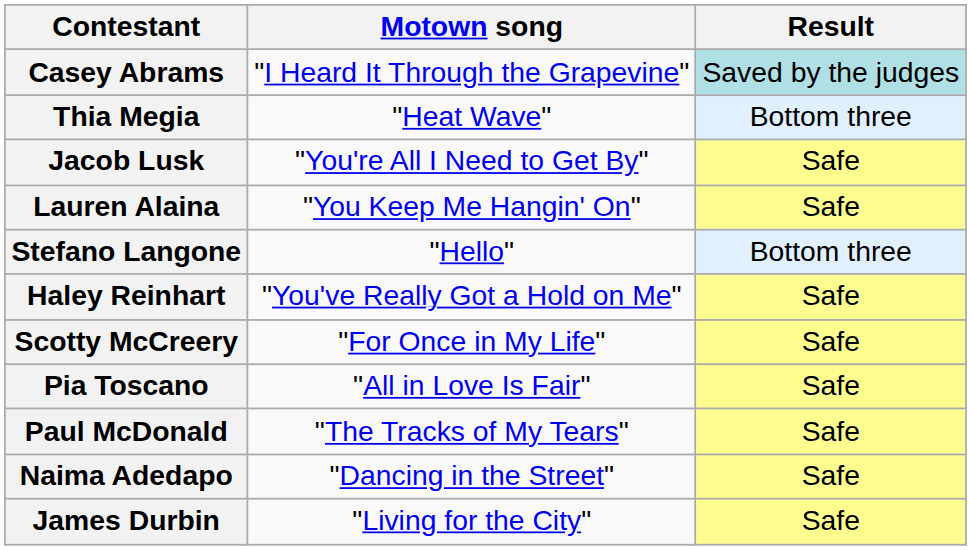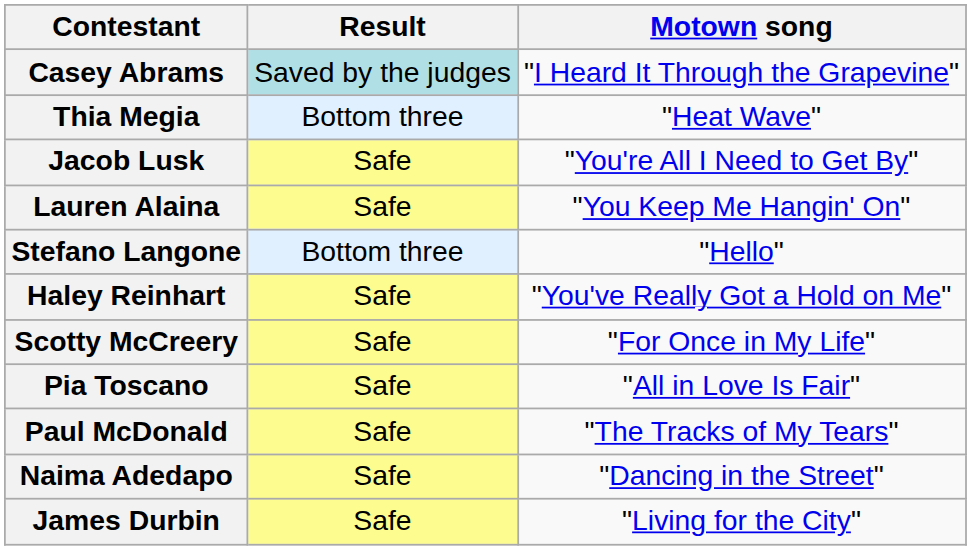columns swapped: (472, 26) <-> (831, 26)
